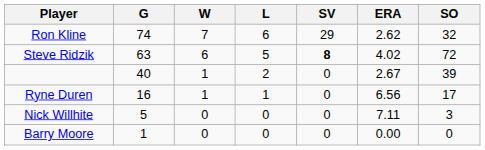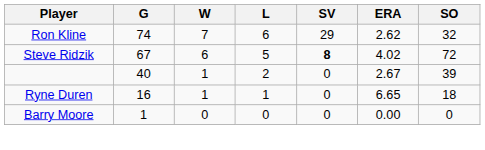(144, 54) 63 -> (144, 54) 67
(388, 94) 6.56 -> (388, 94) 6.65
(449, 94) 17 -> (449, 94) 18
- row: (59, 114)
